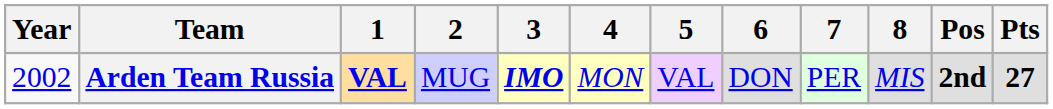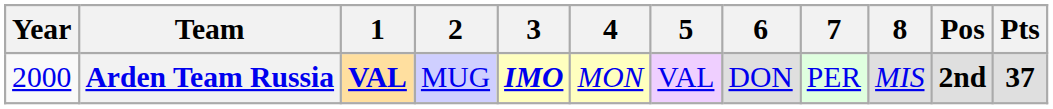(42, 77) 2002 -> (42, 77) 2000
(1020, 77) 27 -> (1020, 77) 37
